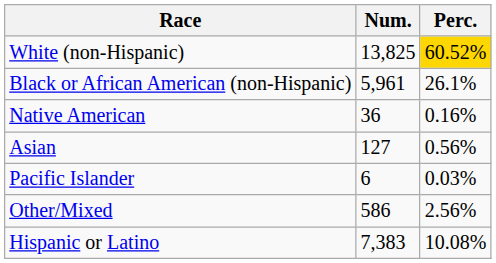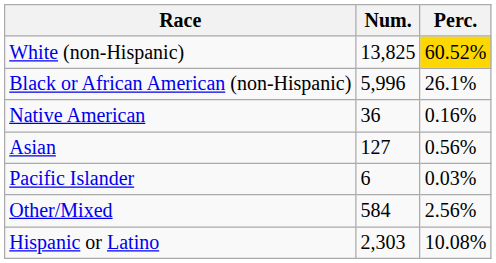(383, 83) 5,961 -> (383, 83) 5,996
(376, 210) 586 -> (376, 210) 584
(383, 242) 7,383 -> (383, 242) 2,303
